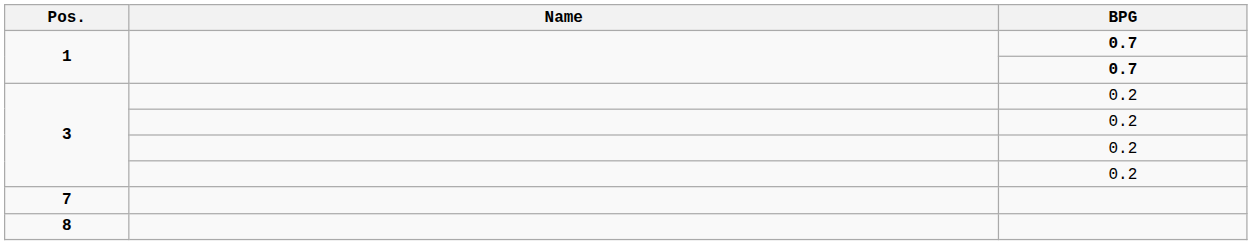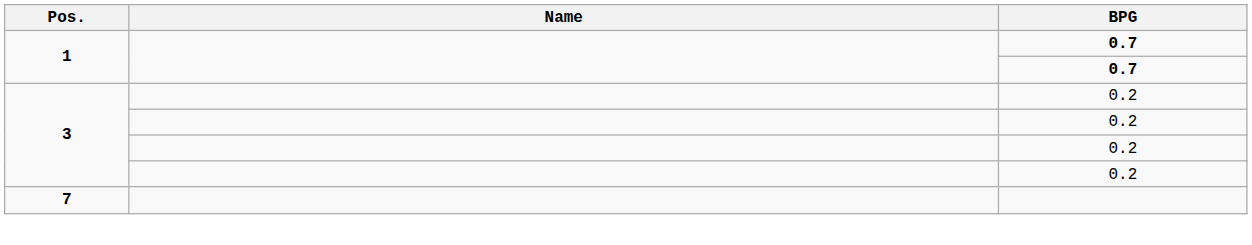- row: (67, 226)
